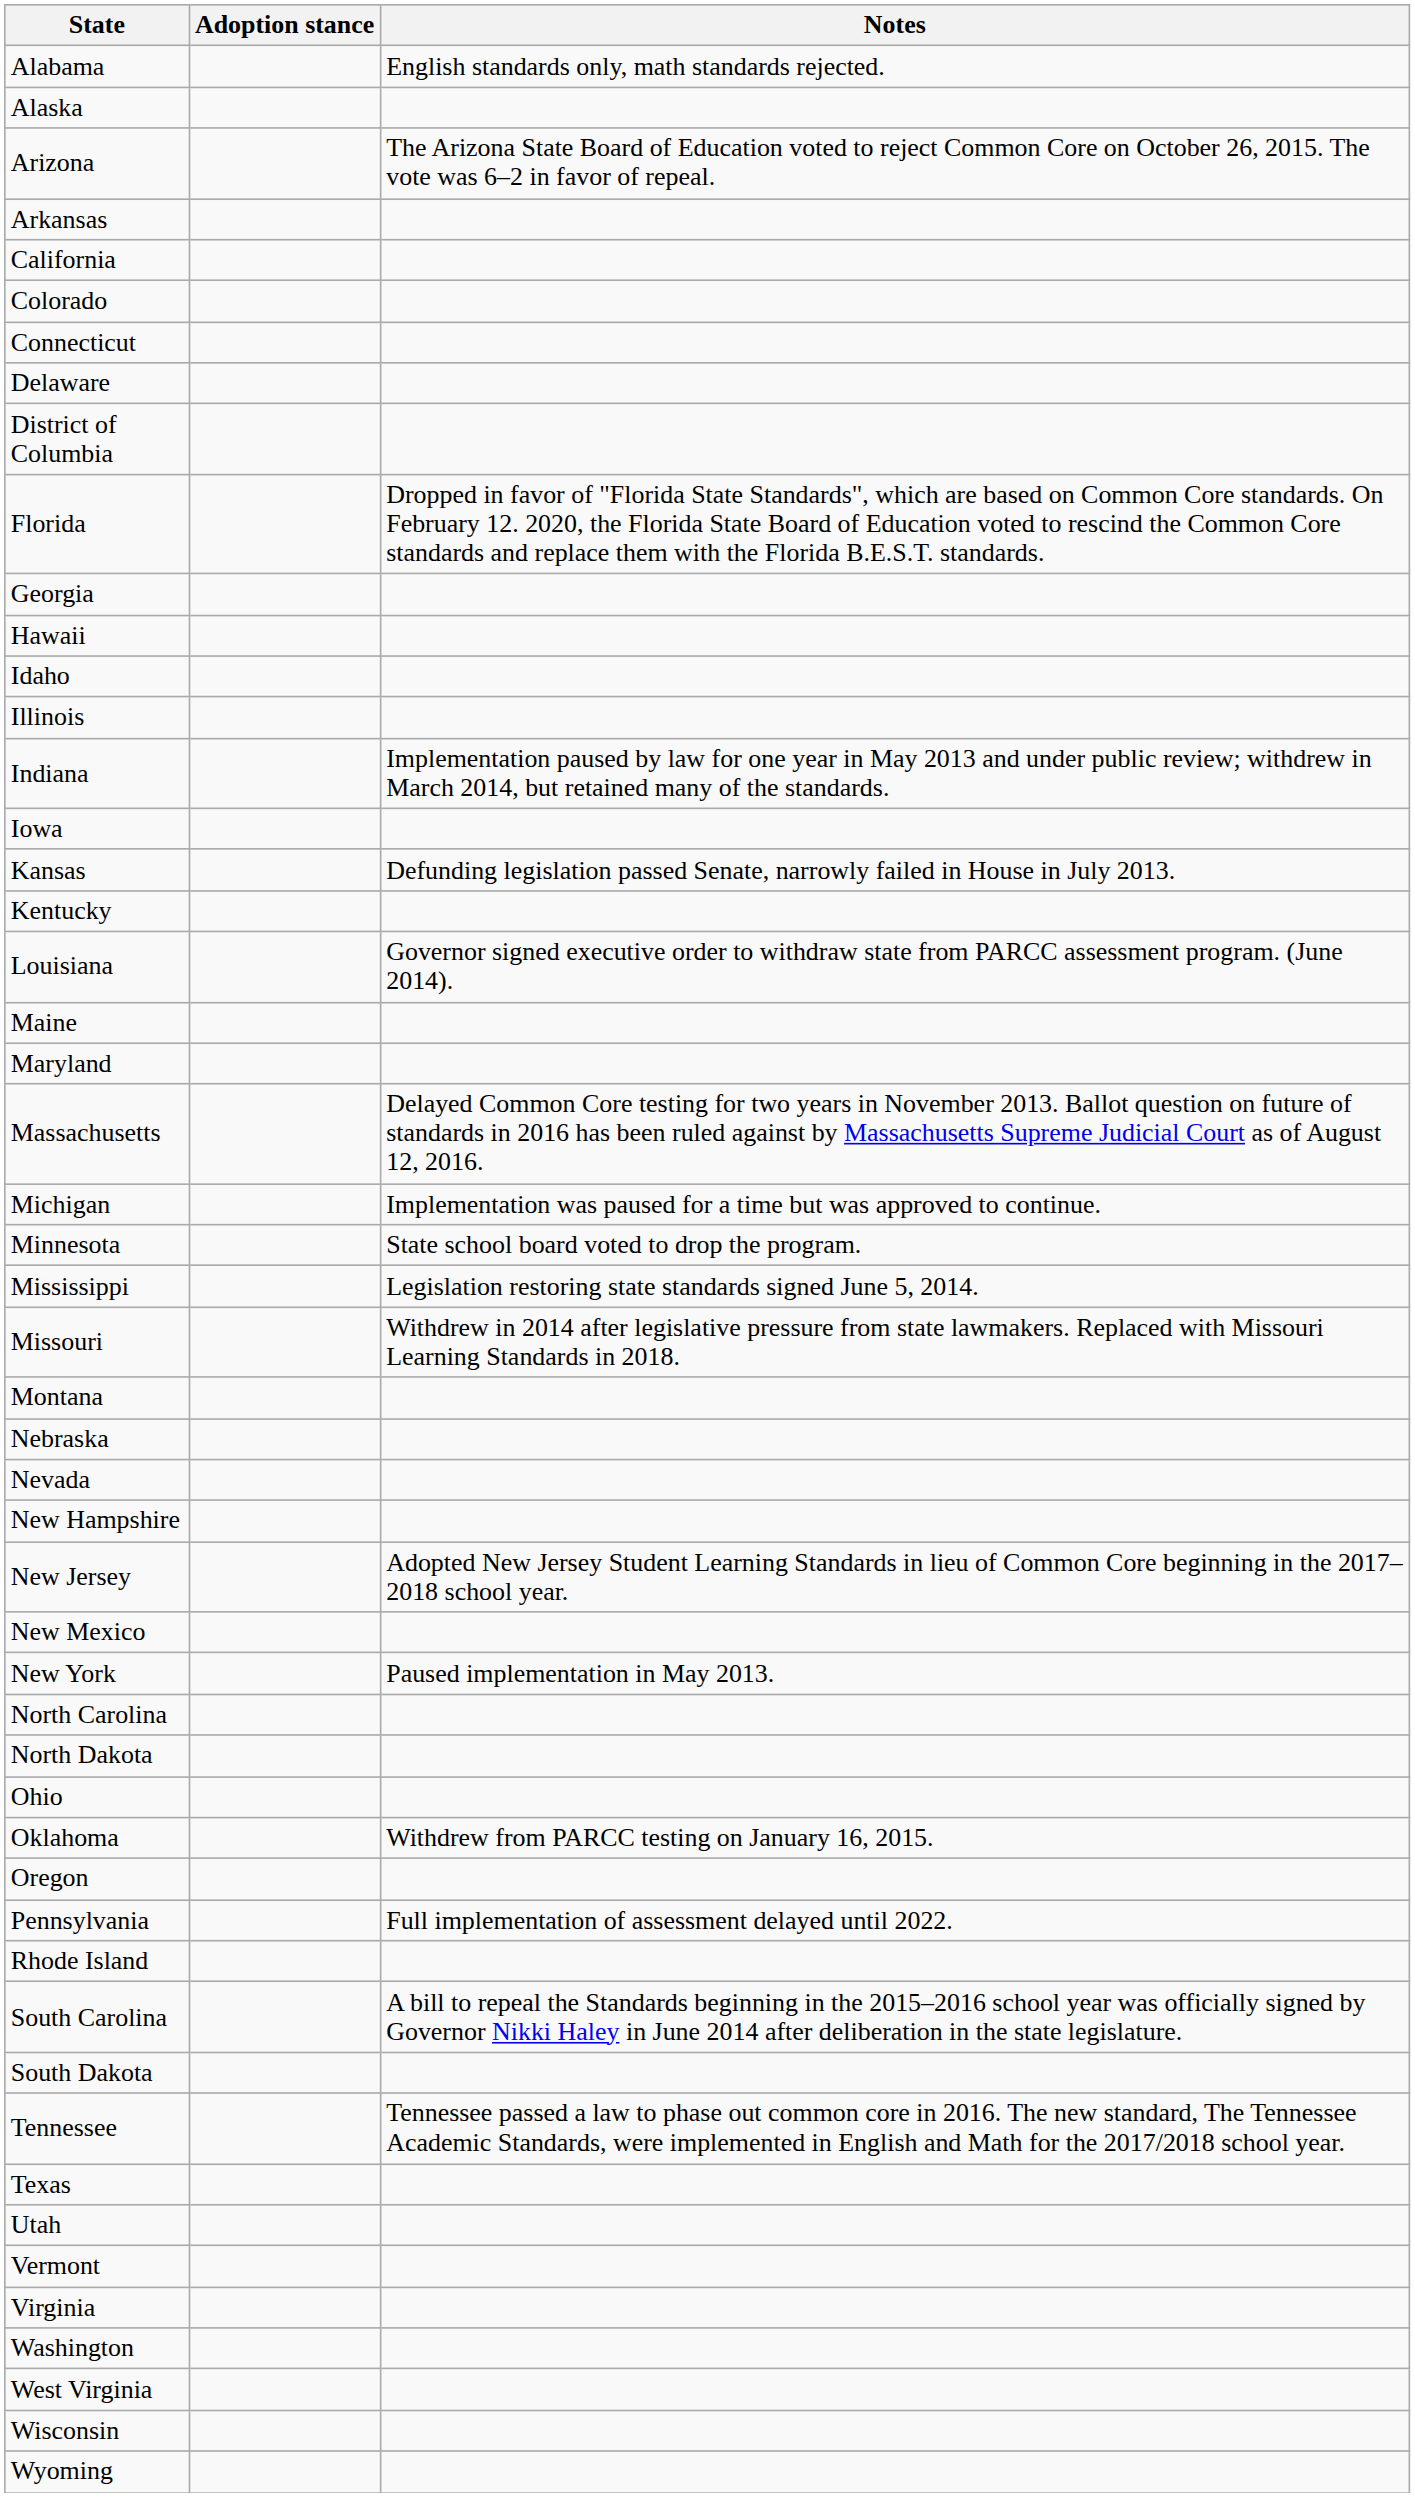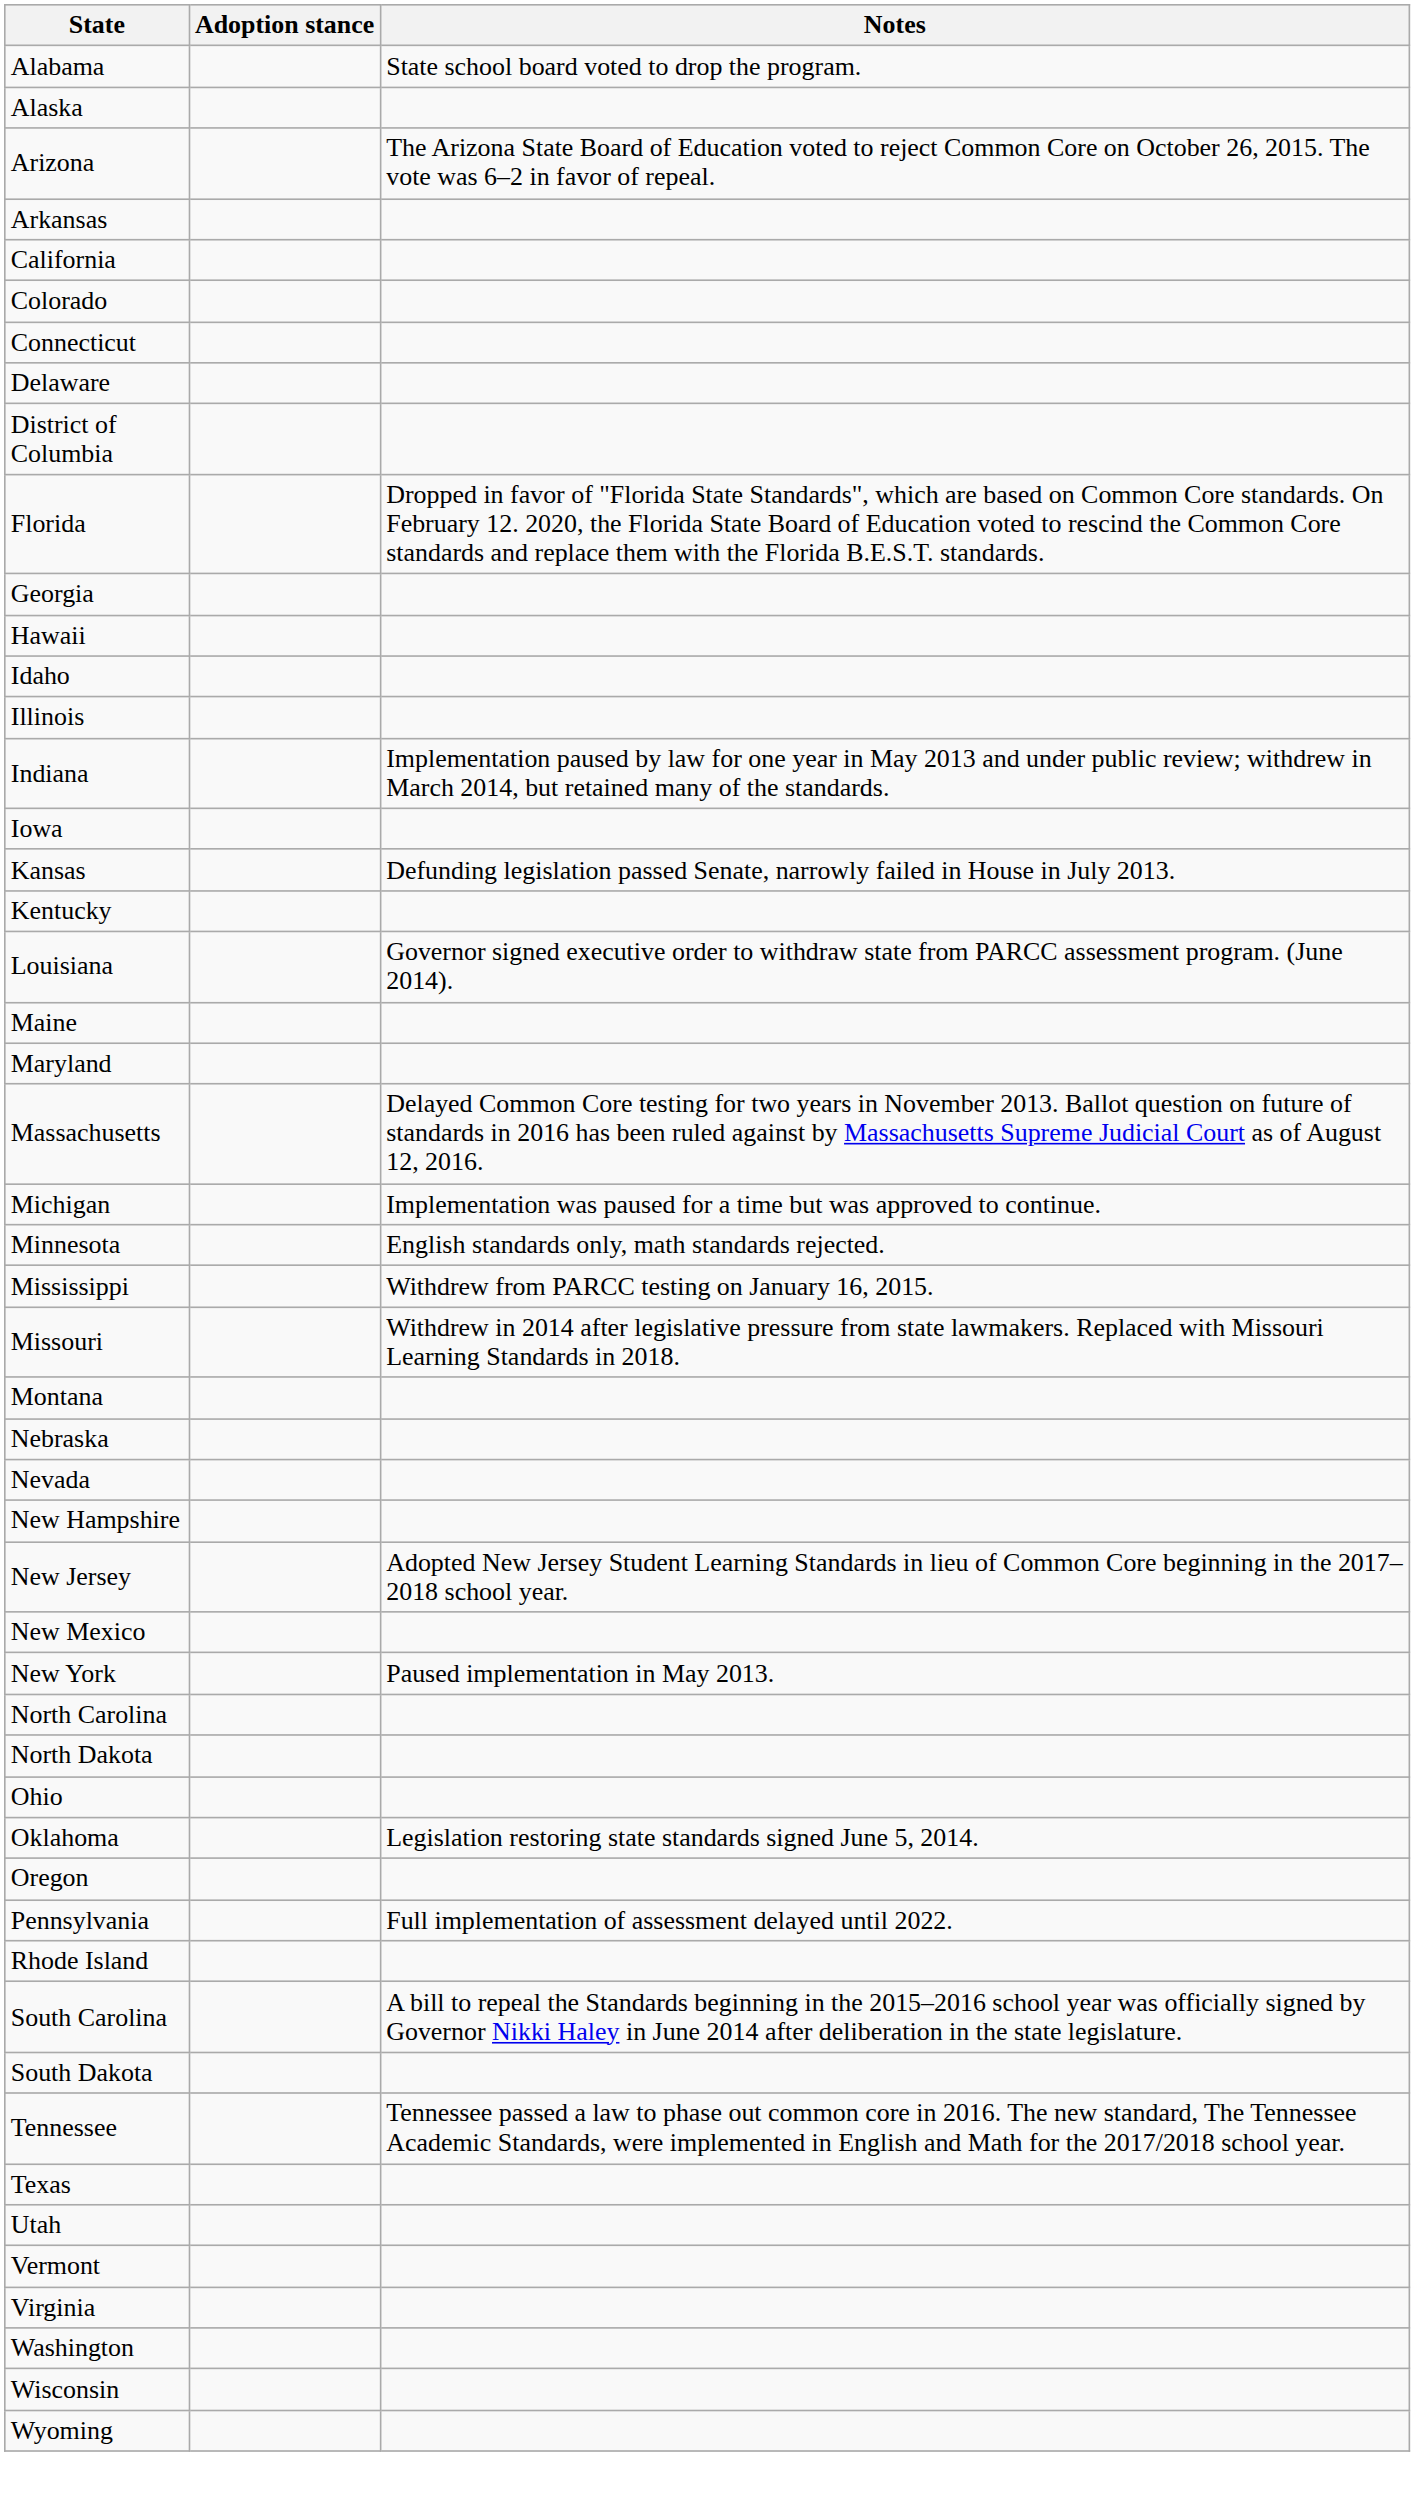(636, 66) English standards only, math standards rejected. -> (624, 66) State school board voted to drop the program.
(624, 1244) State school board voted to drop the program. -> (636, 1244) English standards only, math standards rejected.
(682, 1286) Legislation restoring state standards signed June 5, 2014. -> (660, 1286) Withdrew from PARCC testing on January 16, 2015.
(660, 1837) Withdrew from PARCC testing on January 16, 2015. -> (682, 1837) Legislation restoring state standards signed June 5, 2014.
- row: (82, 2389)
